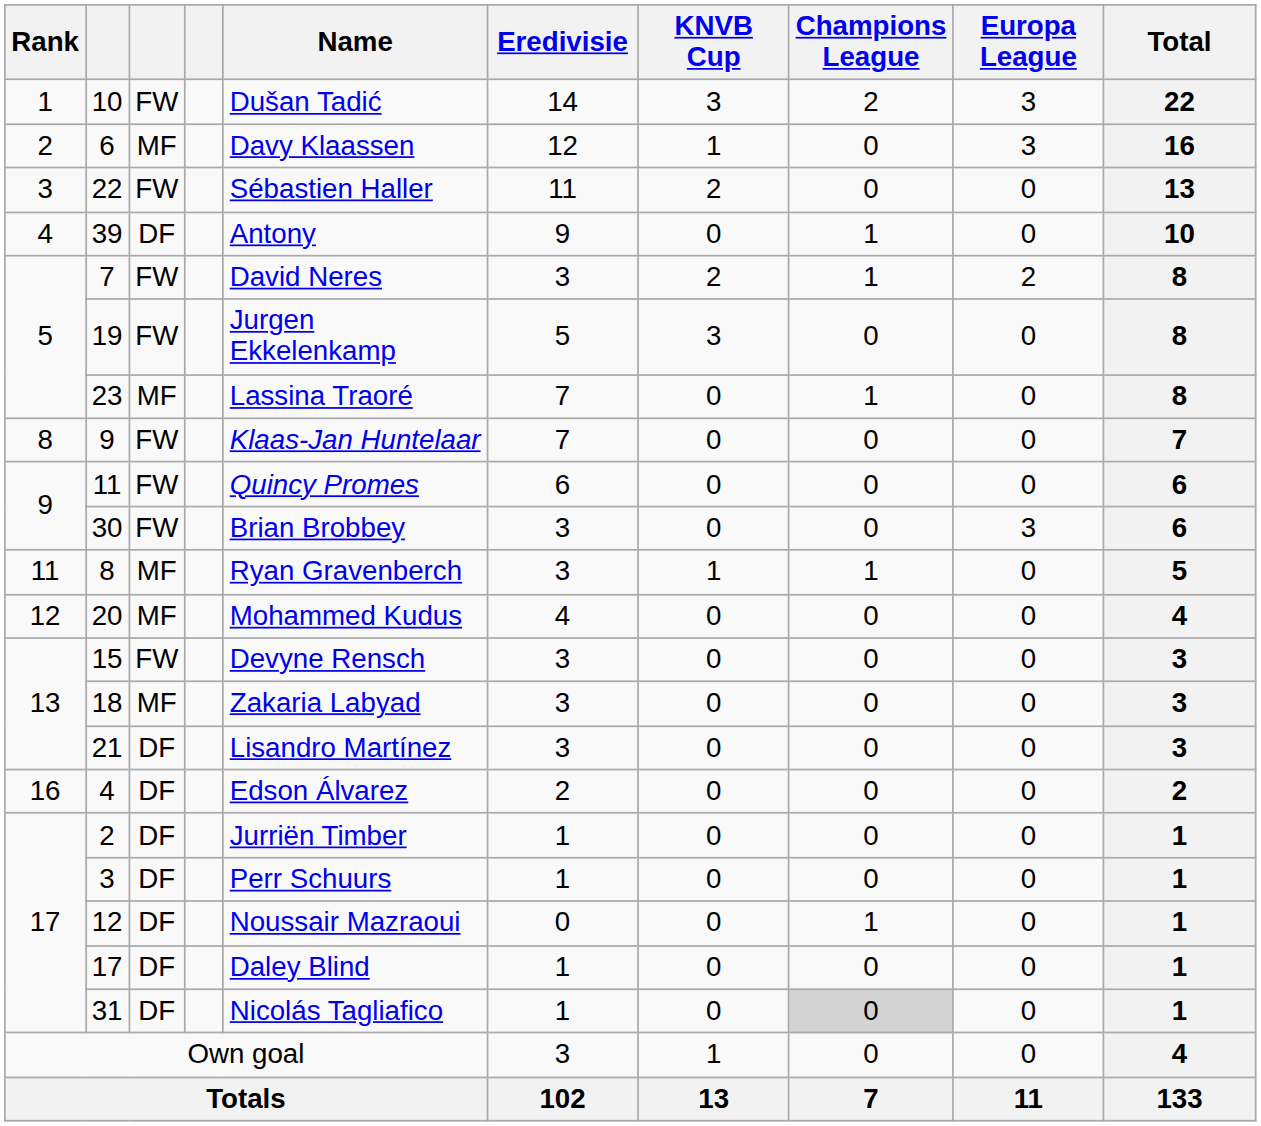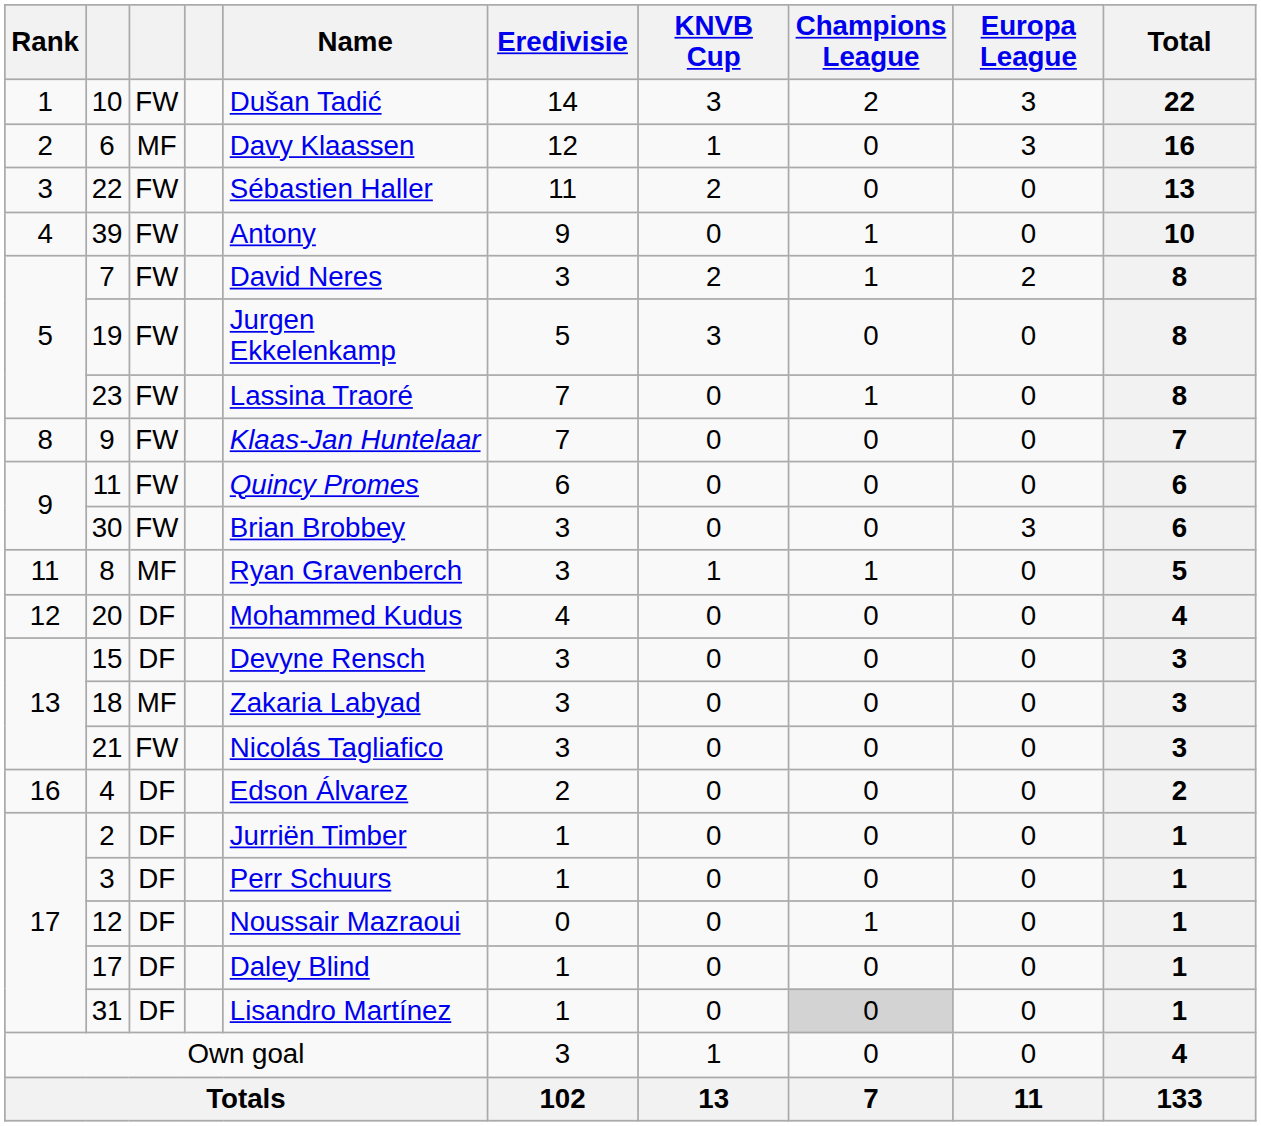(157, 233) DF -> (157, 233) FW
(157, 396) MF -> (157, 396) FW
(157, 615) MF -> (157, 615) DF
(157, 659) FW -> (157, 659) DF
(157, 747) DF -> (157, 747) FW
(341, 747) Lisandro Martínez -> (336, 747) Nicolás Tagliafico
(336, 1010) Nicolás Tagliafico -> (341, 1010) Lisandro Martínez
